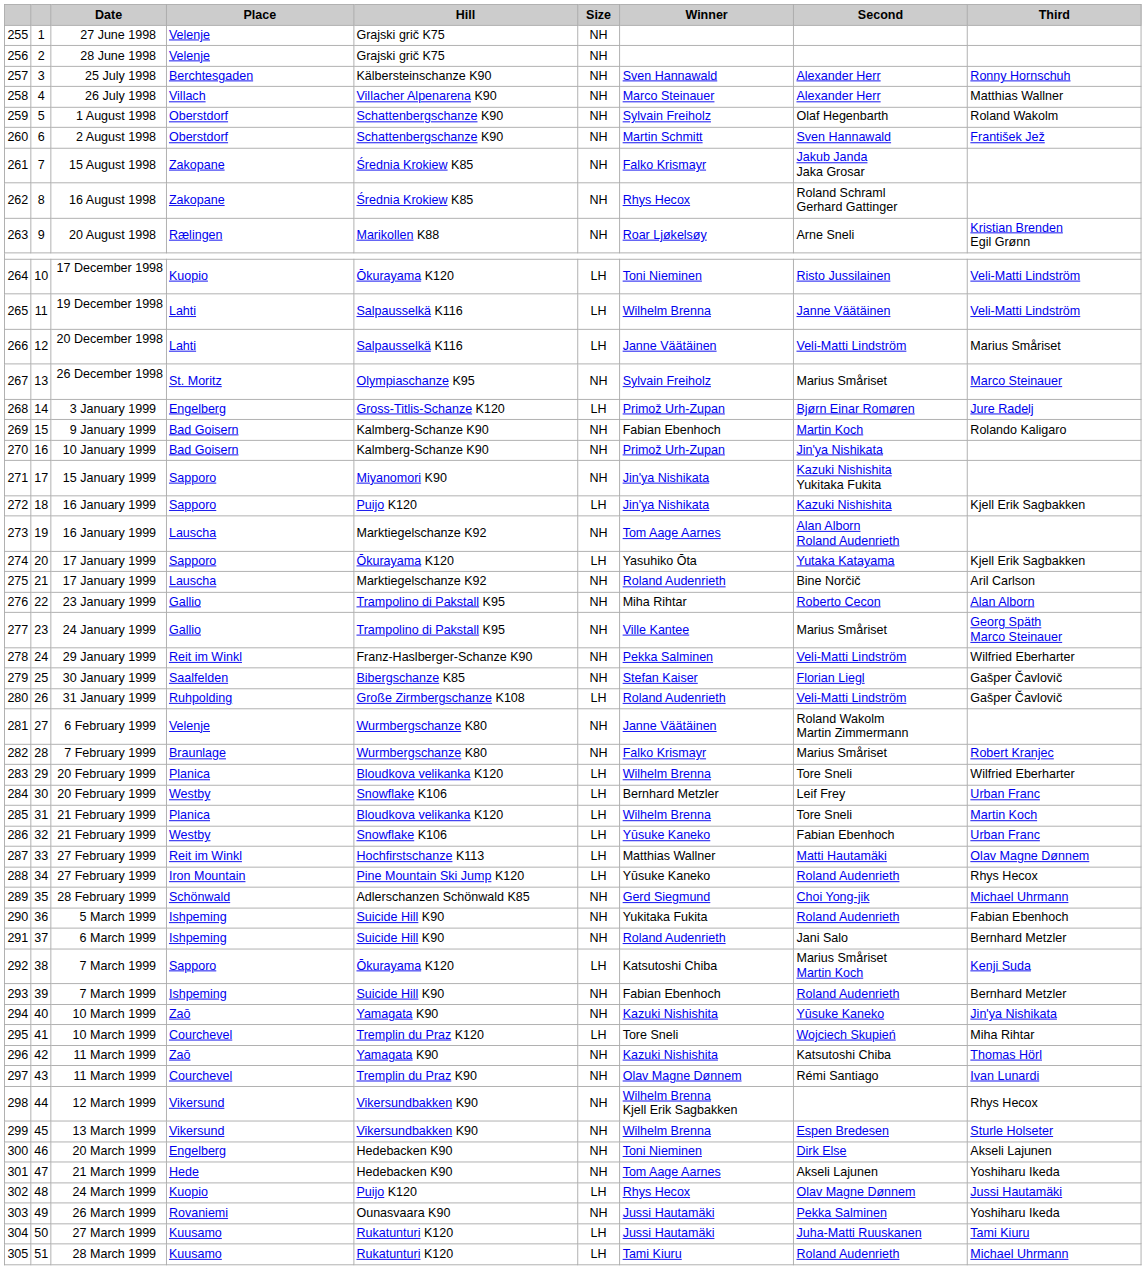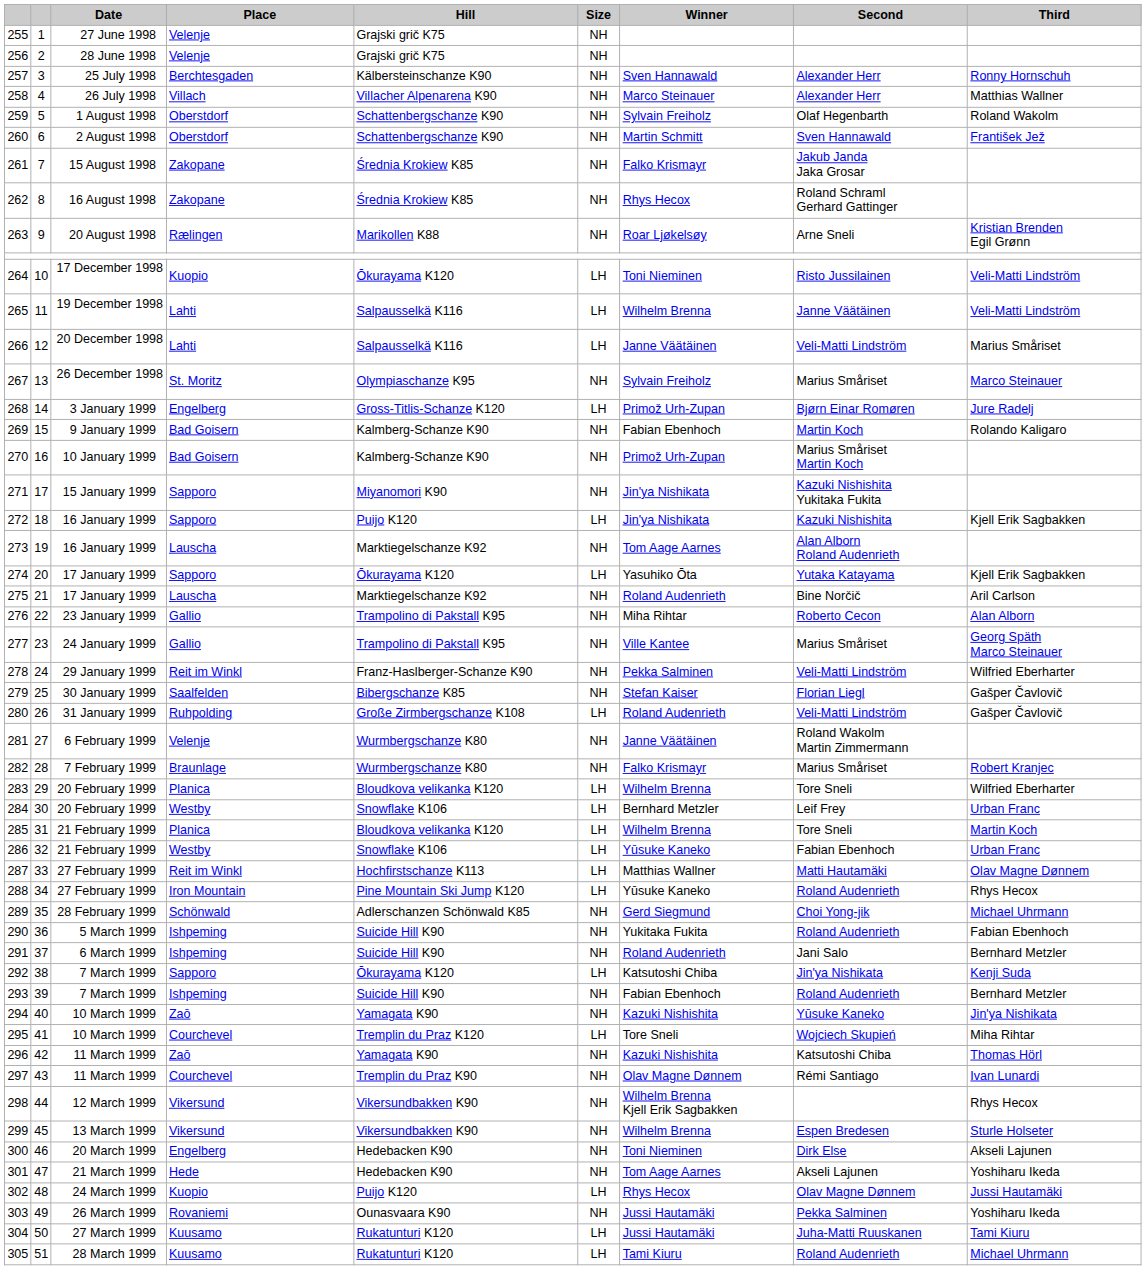(840, 449) Jin'ya Nishikata -> (842, 457) Marius Småriset Martin Koch
(842, 965) Marius Småriset Martin Koch -> (840, 973) Jin'ya Nishikata
